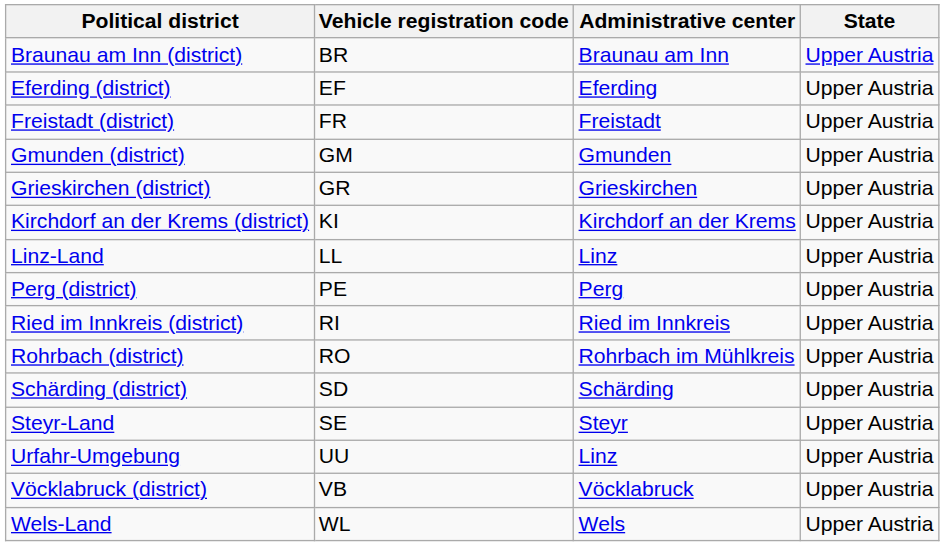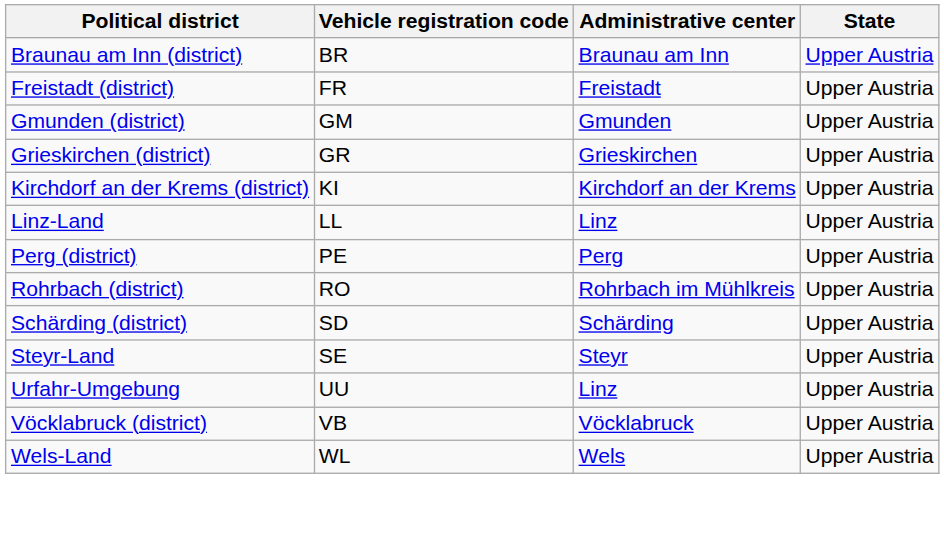- row: (91, 88)
- row: (127, 322)
